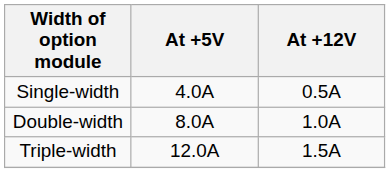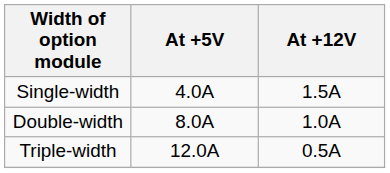(321, 91) 0.5A -> (321, 91) 1.5A
(321, 151) 1.5A -> (321, 151) 0.5A
